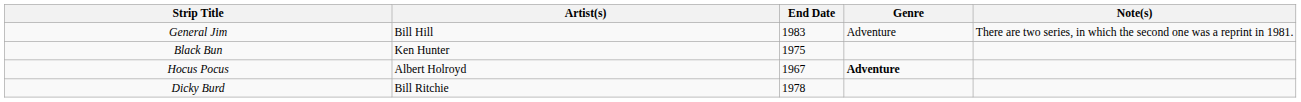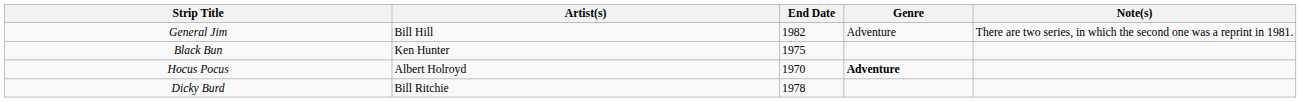(794, 32) 1983 -> (794, 32) 1982
(794, 69) 1967 -> (794, 69) 1970
